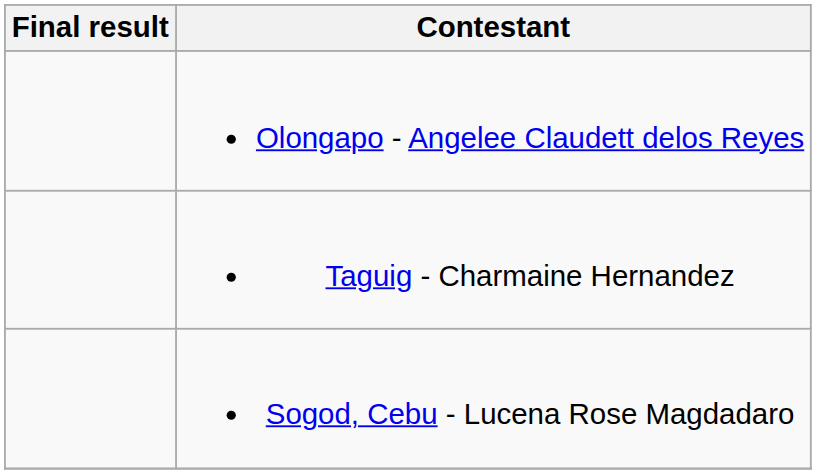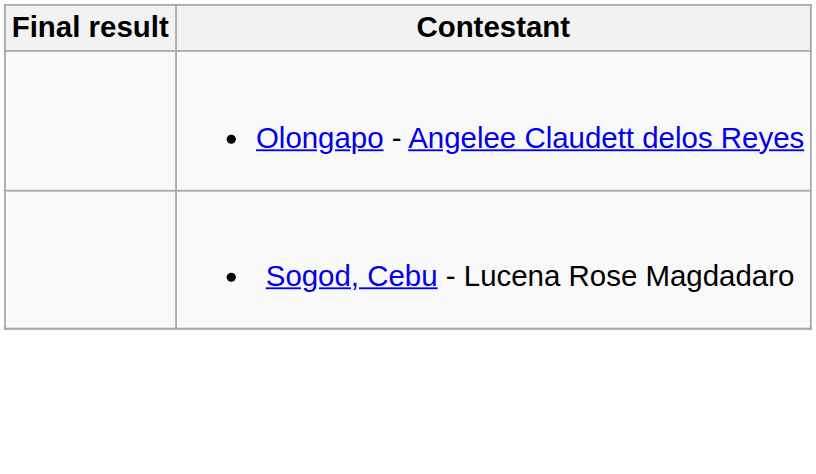- row: (493, 276)
